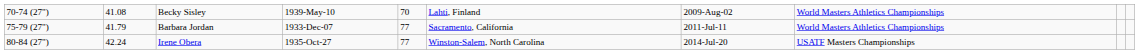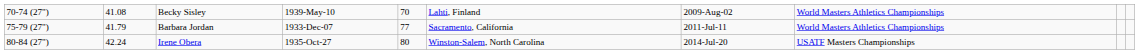(405, 42) 77 -> (405, 42) 80
